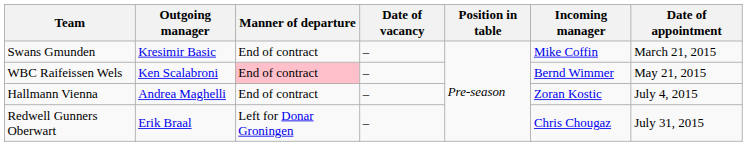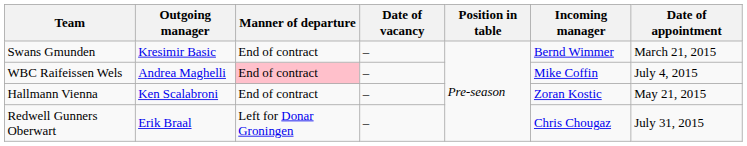(566, 51) Mike Coffin -> (574, 51) Bernd Wimmer
(178, 73) Ken Scalabroni -> (182, 73) Andrea Maghelli
(574, 73) Bernd Wimmer -> (566, 73) Mike Coffin
(670, 73) May 21, 2015 -> (666, 73) July 4, 2015
(182, 94) Andrea Maghelli -> (178, 94) Ken Scalabroni
(666, 94) July 4, 2015 -> (670, 94) May 21, 2015
